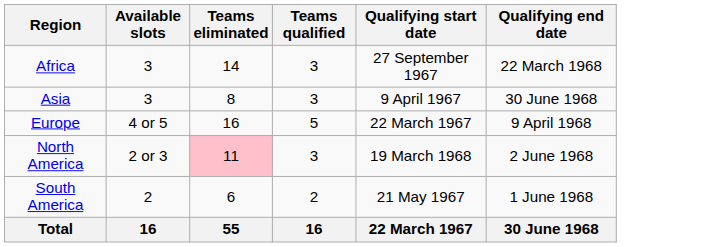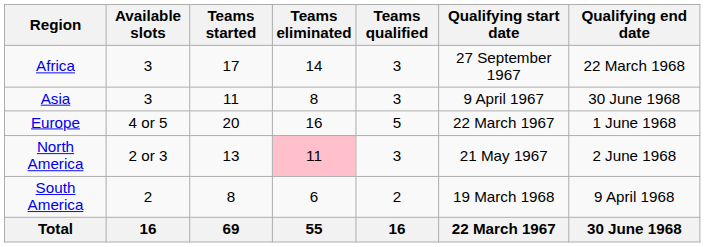+ column: (231, 25)
(551, 123) 9 April 1968 -> (634, 123) 1 June 1968
(421, 155) 19 March 1968 -> (504, 155) 21 May 1967
(421, 196) 21 May 1967 -> (504, 196) 19 March 1968
(551, 196) 1 June 1968 -> (634, 196) 9 April 1968
